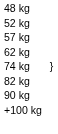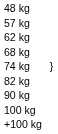- row: (17, 23)
+ row: (17, 52)
+ row: (20, 110)
